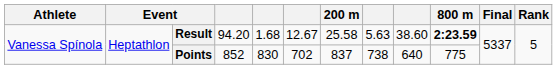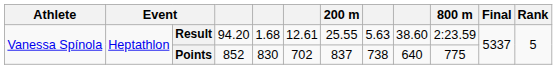(302, 35) 12.67 -> (302, 35) 12.61
(342, 35) 25.58 -> (342, 35) 25.55
(455, 35) bold -> (455, 35) normal
